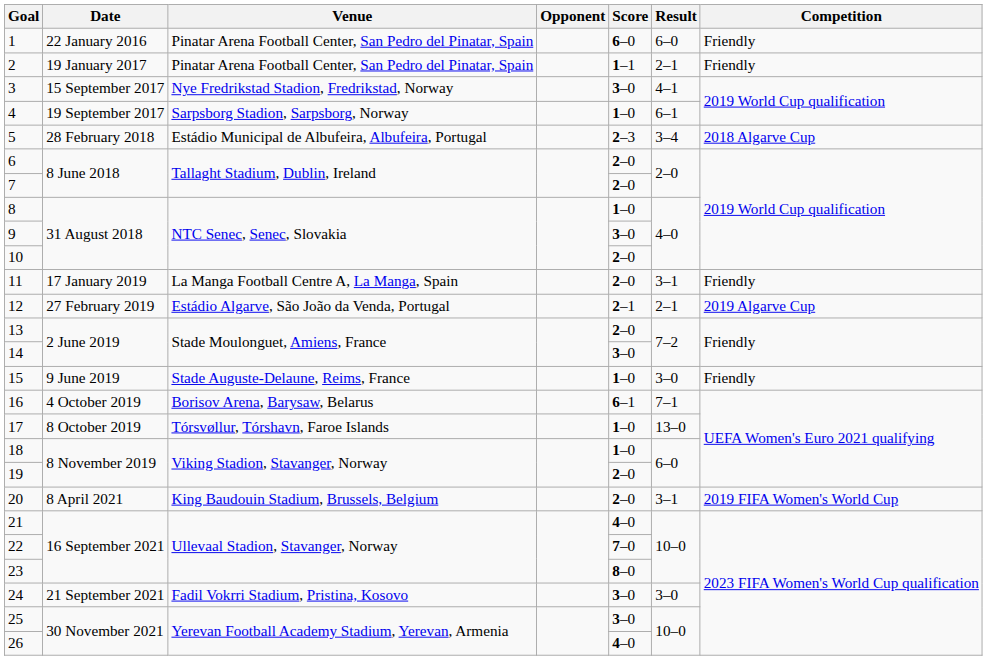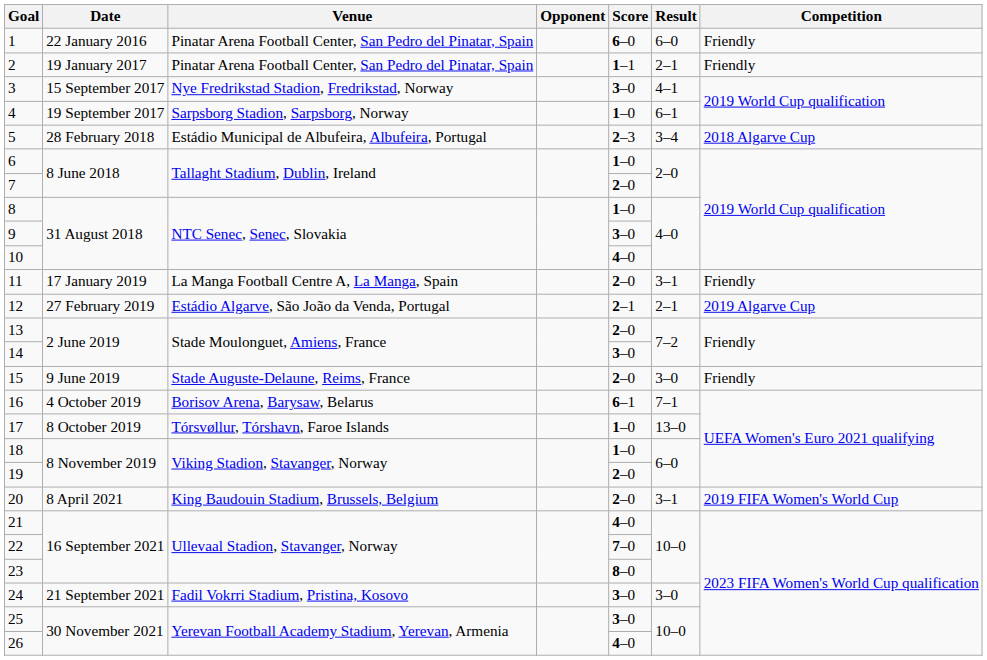(624, 161) 2–0 -> (624, 161) 1–0
(624, 257) 2–0 -> (624, 257) 4–0
(624, 378) 1–0 -> (624, 378) 2–0
